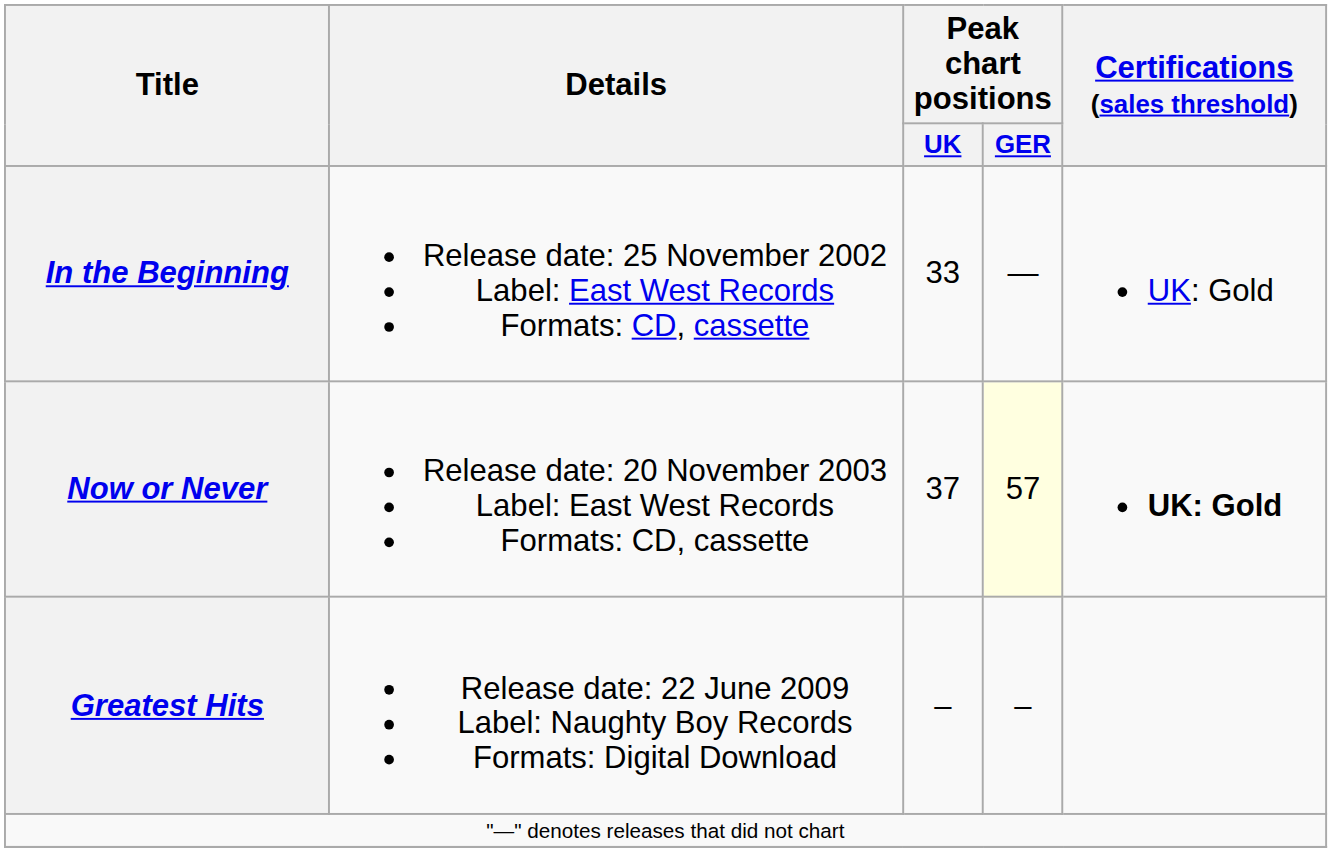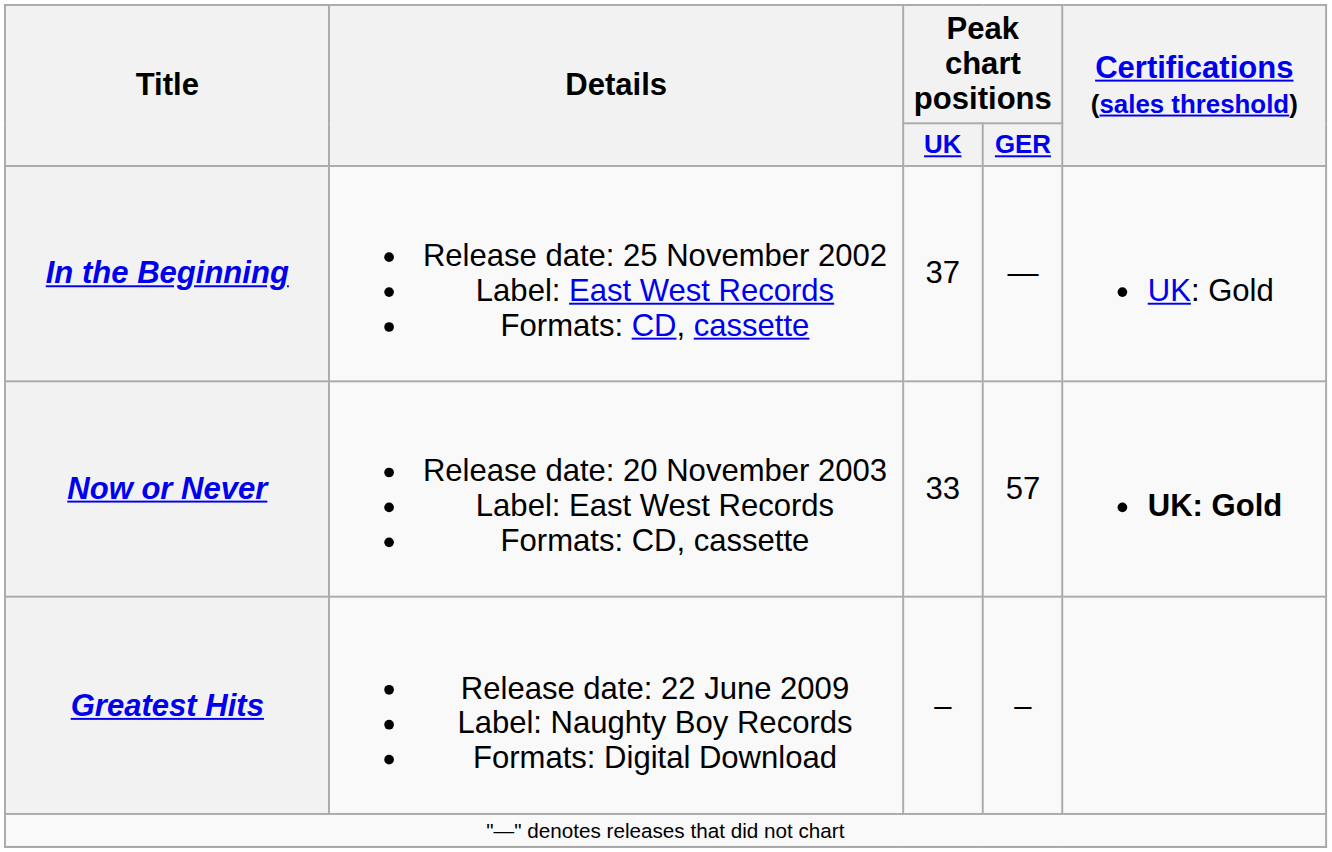(943, 272) 33 -> (943, 272) 37
(943, 489) 37 -> (943, 489) 33
(1023, 489) lightyellow background -> (1023, 489) no background
